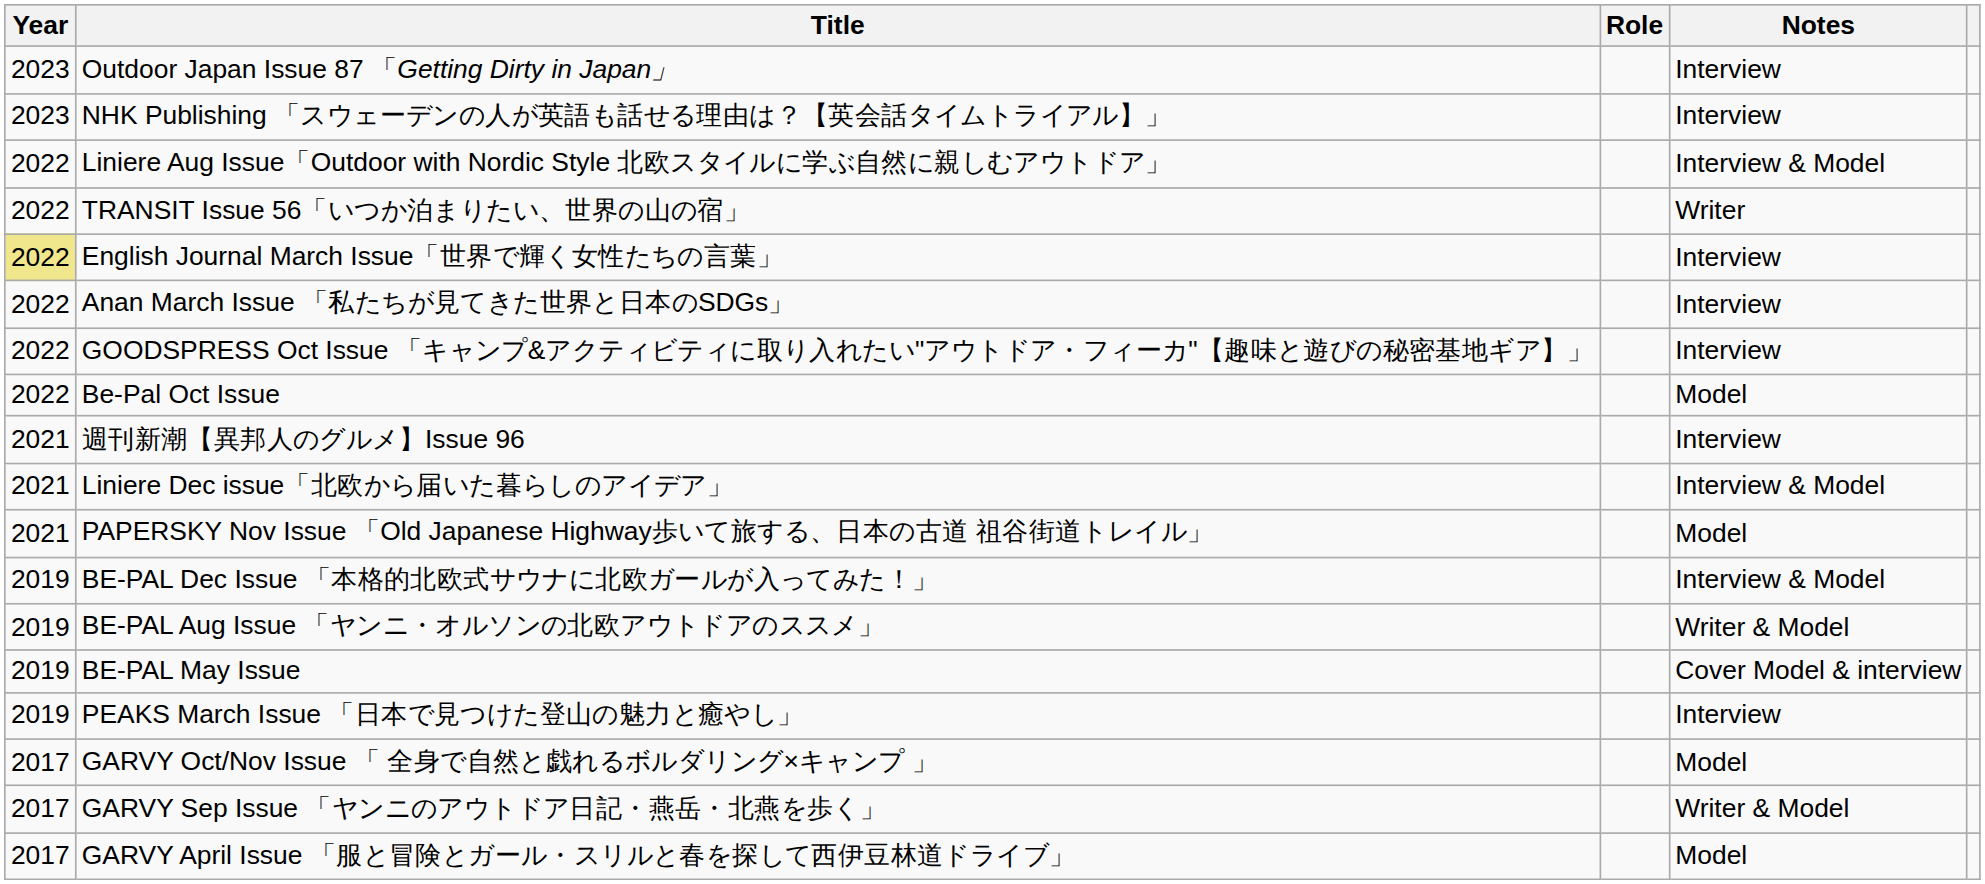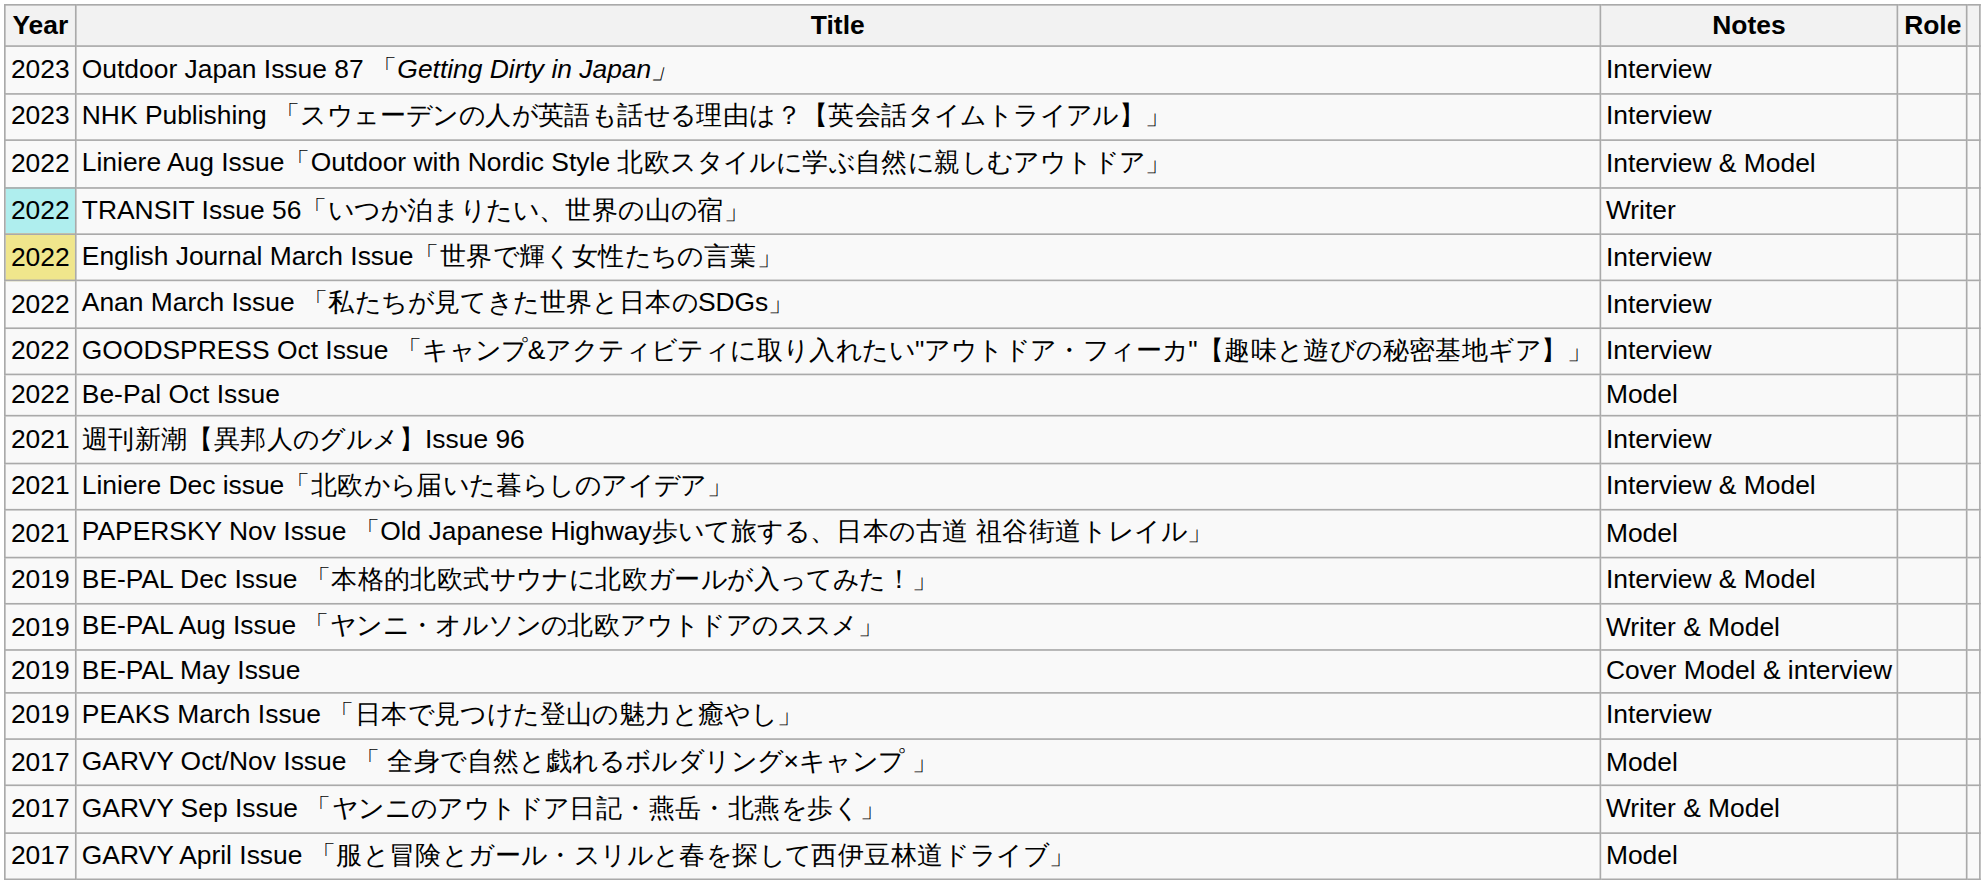columns swapped: (1634, 25) <-> (1818, 25)
(40, 210) no background -> (40, 210) paleturquoise background
